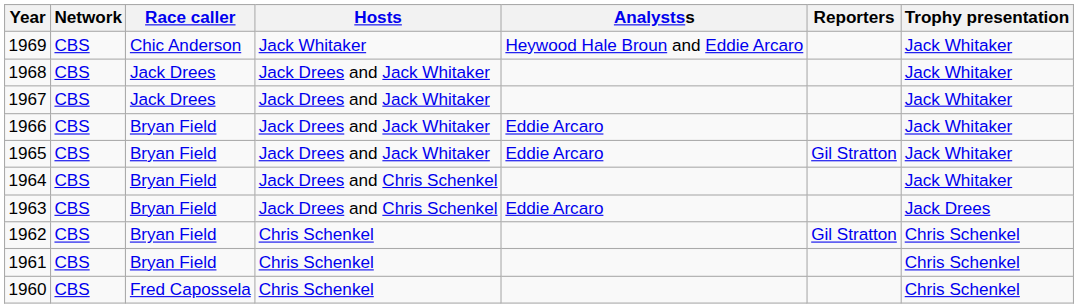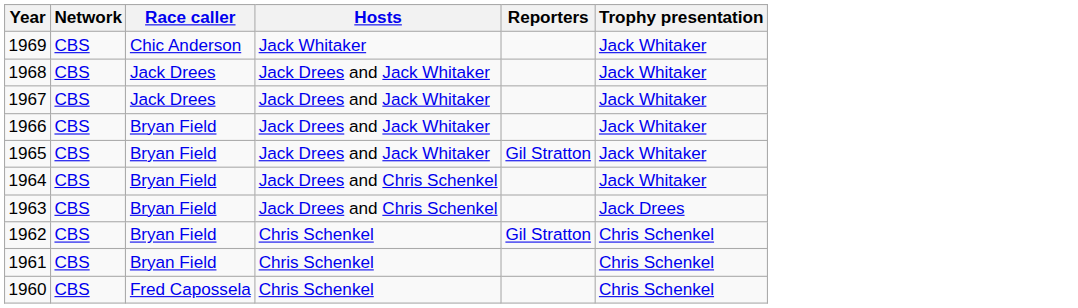- column: (654, 18)
